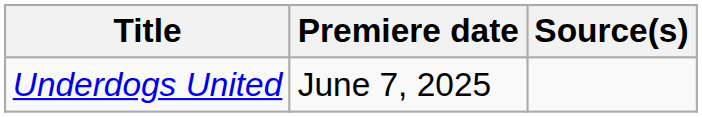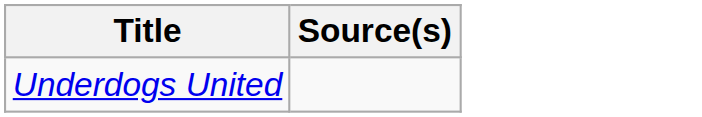- column: (408, 31)
